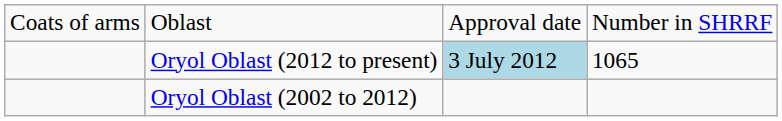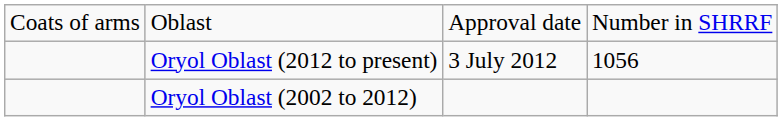(503, 60) lightblue background -> (503, 60) no background
(615, 60) 1065 -> (615, 60) 1056
